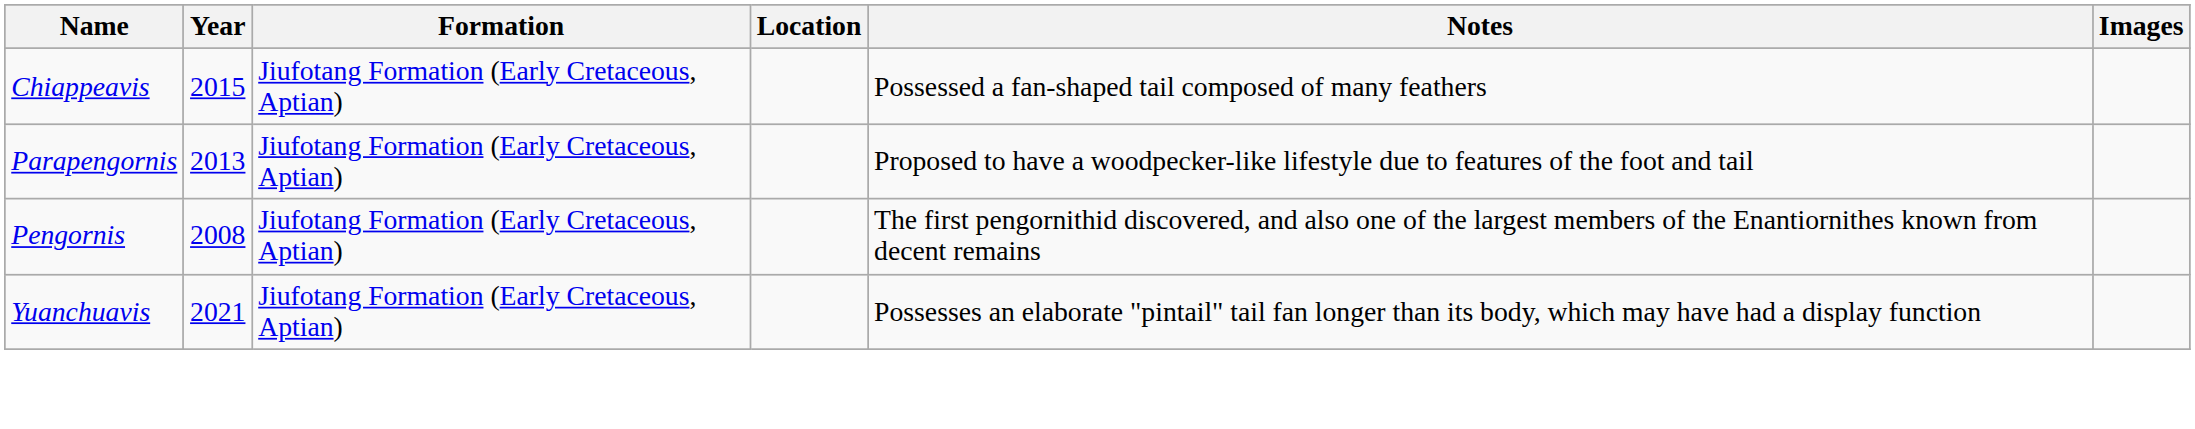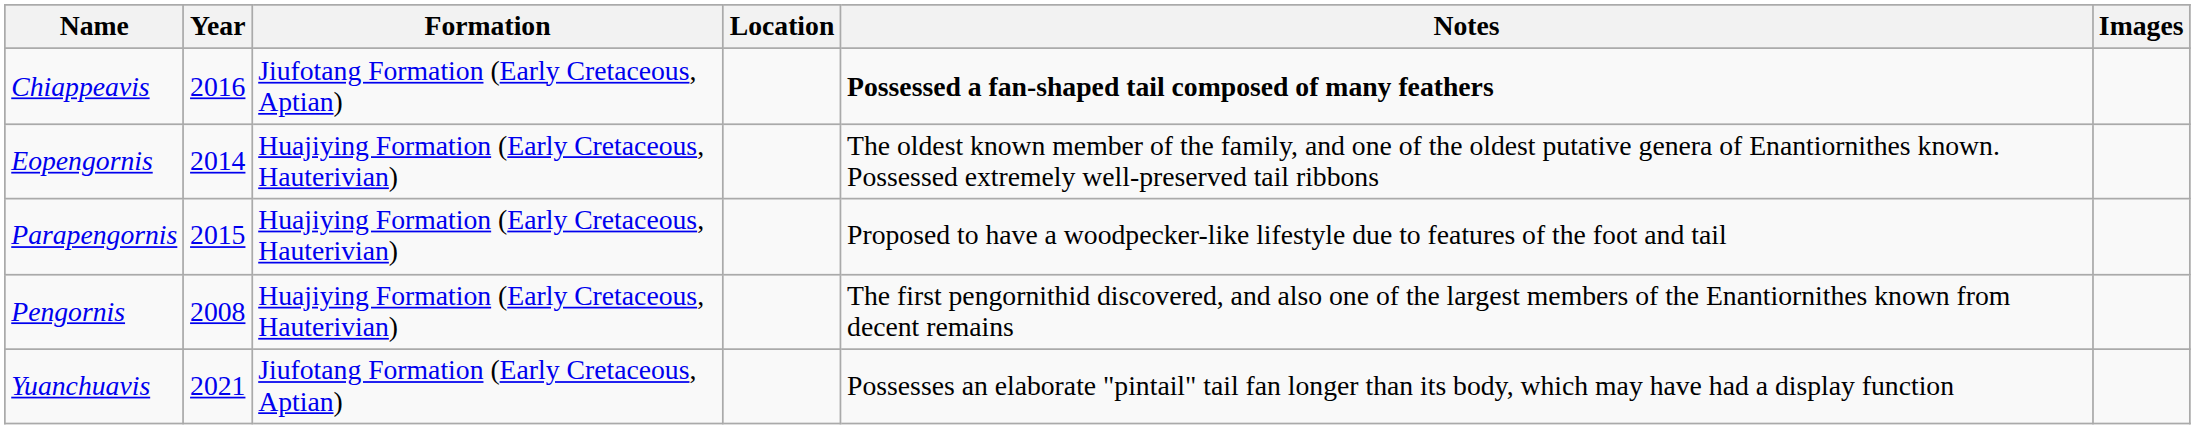(218, 85) 2015 -> (218, 85) 2016
(1180, 85) normal -> (1170, 85) bold
+ row: (82, 160)
(218, 160) 2013 -> (218, 235) 2015
(477, 160) Jiufotang Formation (Early Cretaceous, Aptian) -> (481, 235) Huajiying Formation (Early Cretaceous, Hauterivian)
(477, 235) Jiufotang Formation (Early Cretaceous, Aptian) -> (481, 311) Huajiying Formation (Early Cretaceous, Hauterivian)
